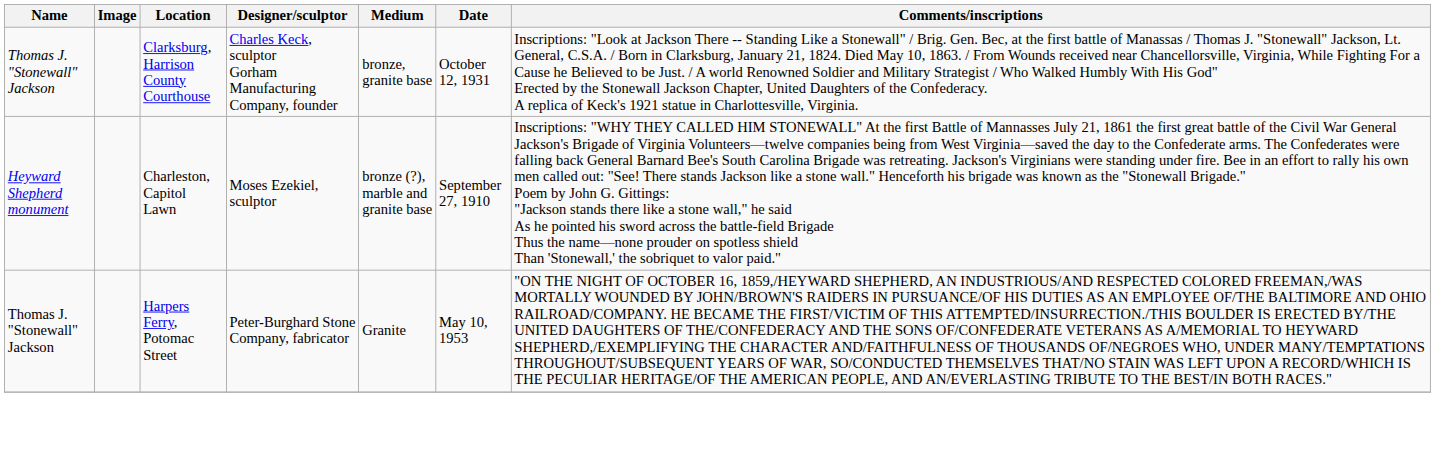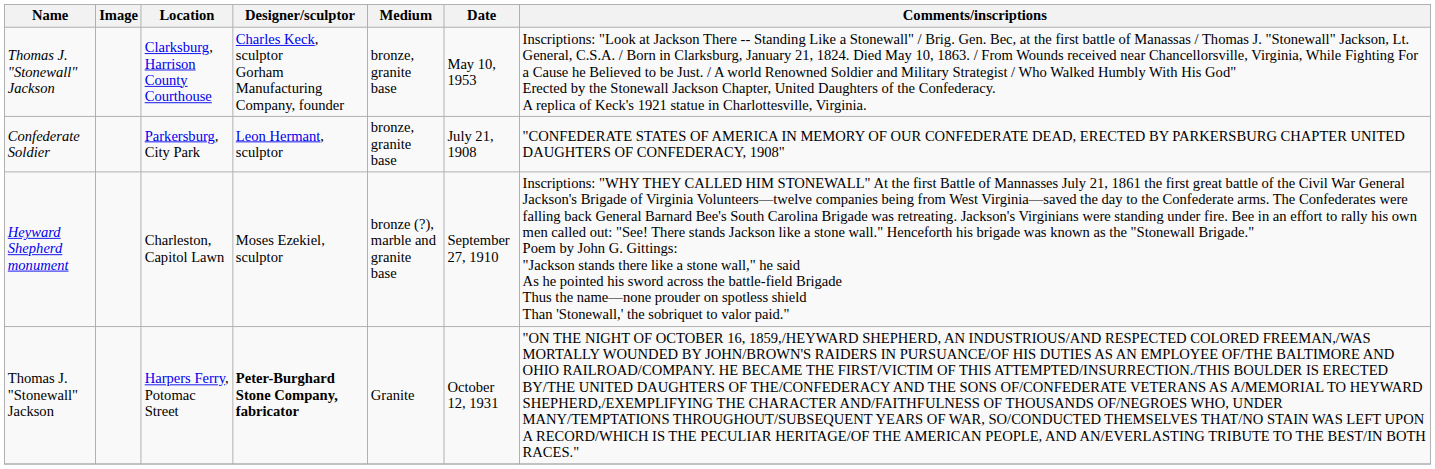(465, 71) October 12, 1931 -> (472, 71) May 10, 1953
+ row: (182, 144)
(292, 331) normal -> (287, 395) bold
(463, 331) May 10, 1953 -> (473, 395) October 12, 1931
